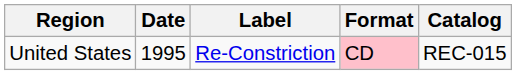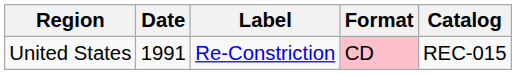(163, 52) 1995 -> (163, 52) 1991
